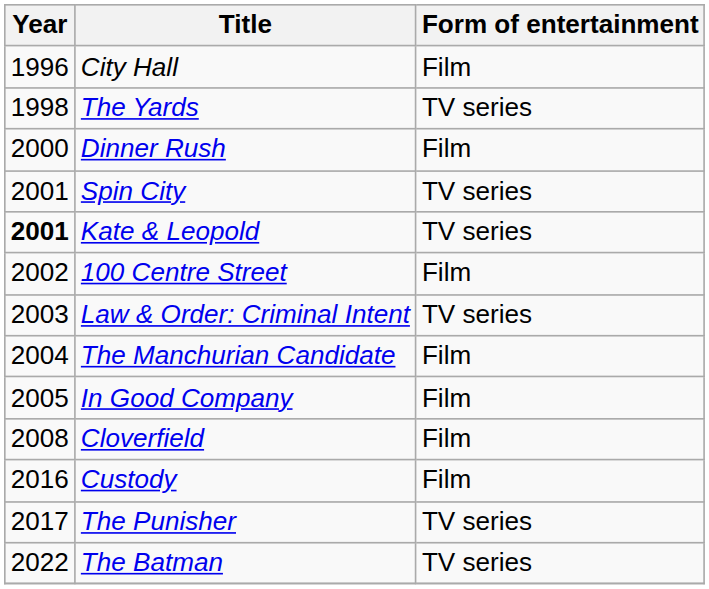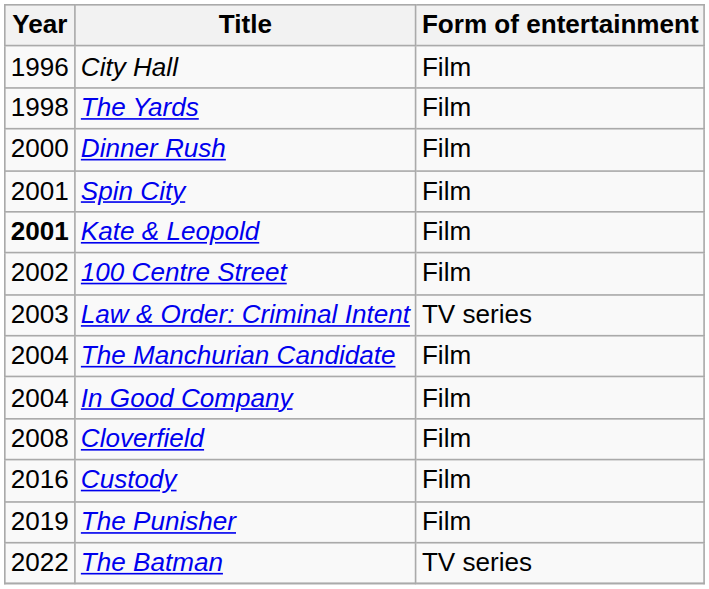(477, 107) TV series -> (447, 107) Film
(477, 190) TV series -> (447, 190) Film
(477, 231) TV series -> (447, 231) Film
(40, 397) 2005 -> (40, 397) 2004
(40, 521) 2017 -> (40, 521) 2019
(477, 521) TV series -> (447, 521) Film
